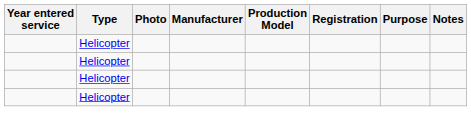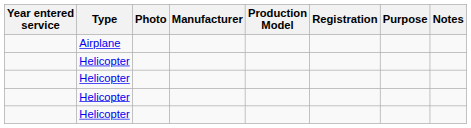+ row: (41, 44)
